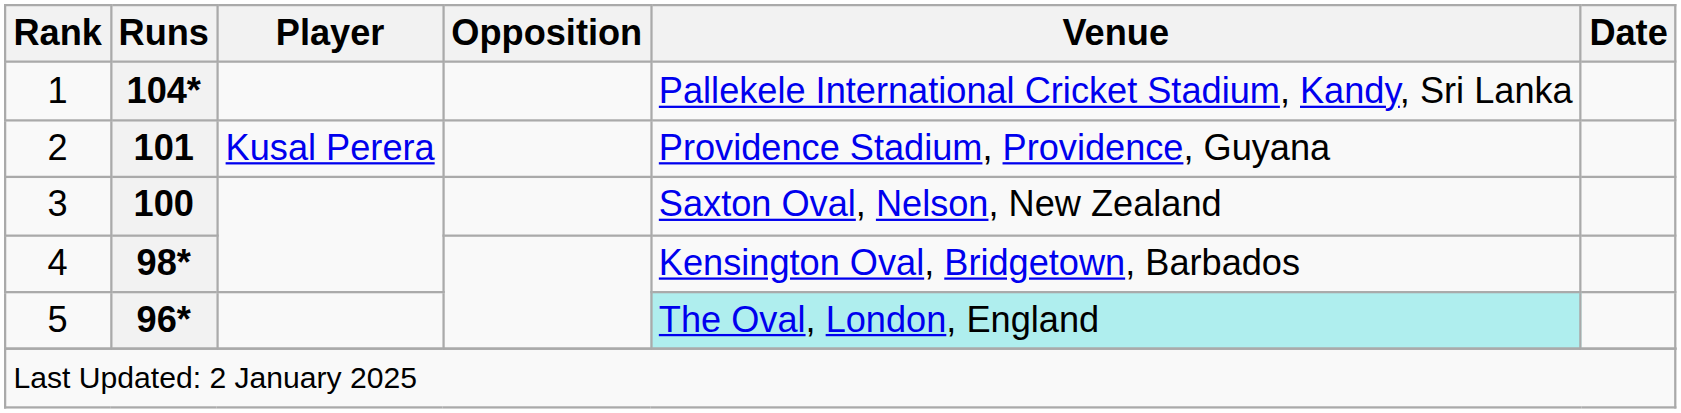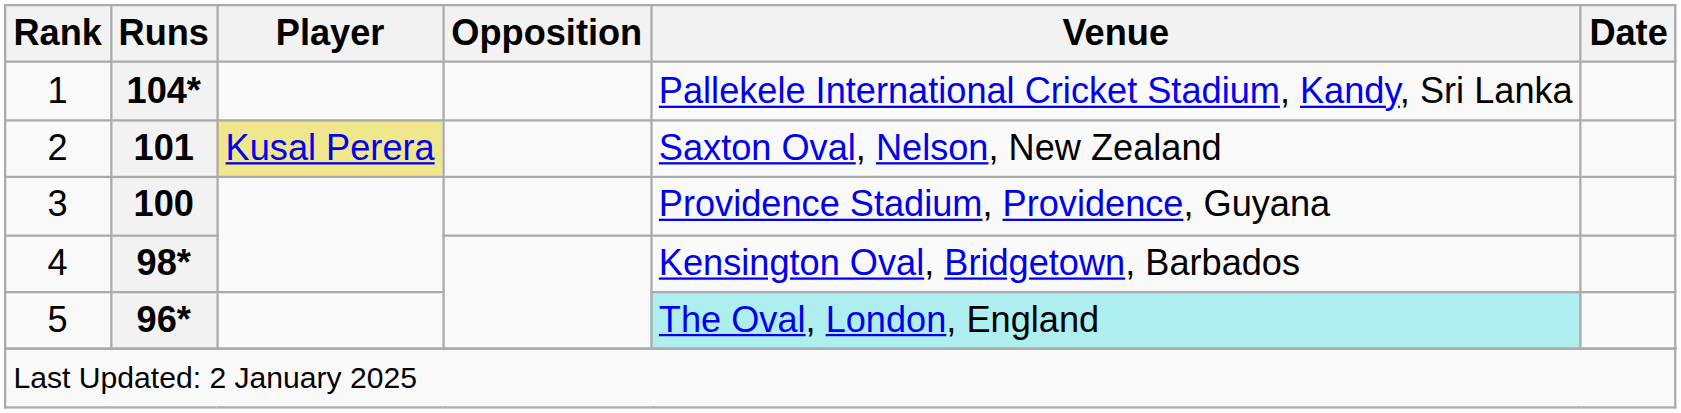(330, 147) no background -> (330, 147) khaki background
(995, 147) Providence Stadium, Providence, Guyana -> (940, 147) Saxton Oval, Nelson, New Zealand
(940, 205) Saxton Oval, Nelson, New Zealand -> (995, 205) Providence Stadium, Providence, Guyana
